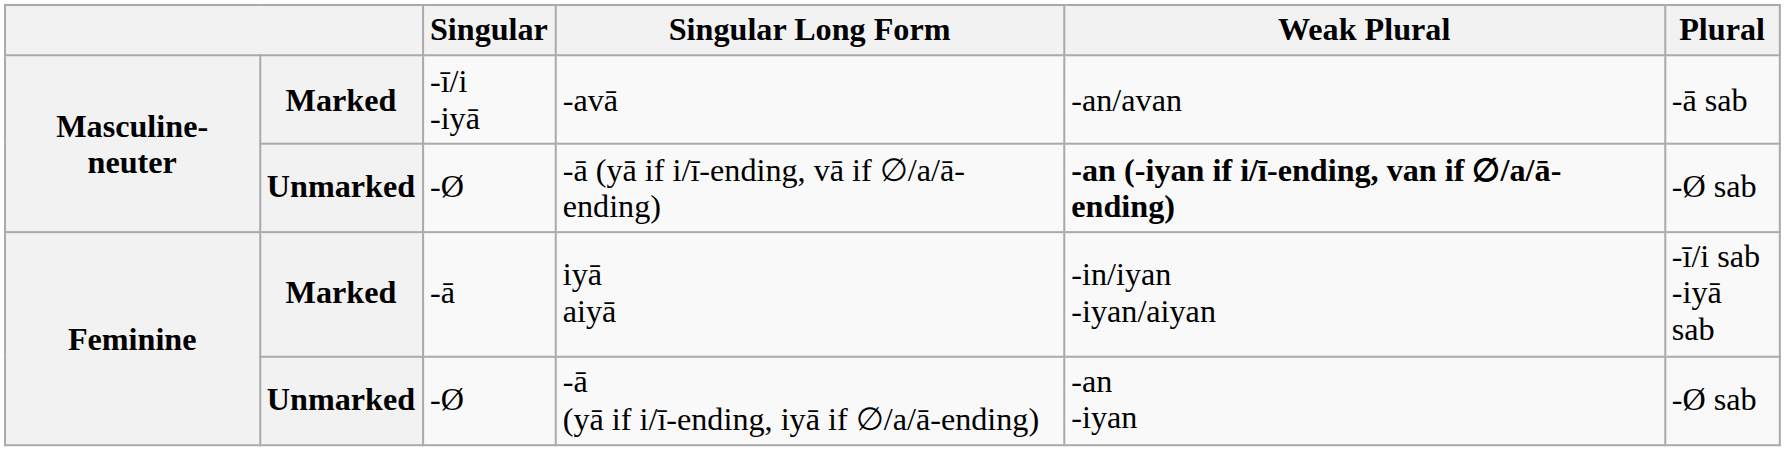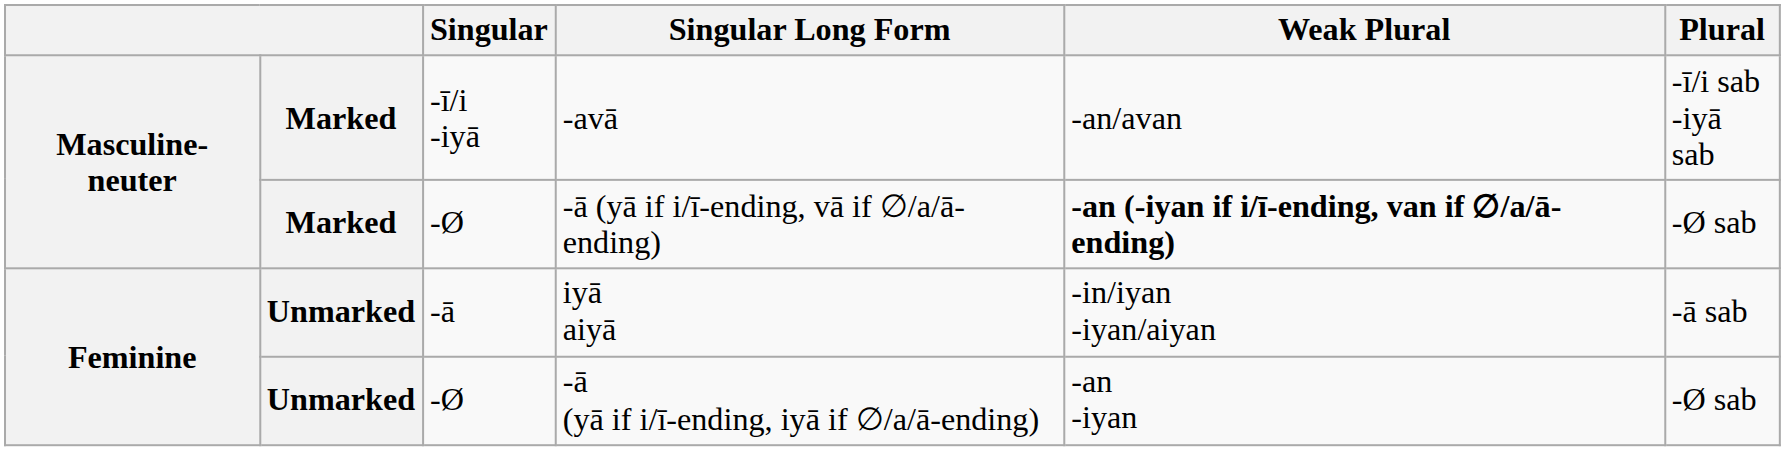(1710, 99) -ā sab -> (1716, 117) -ī/i sab -iyā sab
(341, 187) Unmarked -> (341, 223) Marked
(341, 293) Marked -> (341, 311) Unmarked
(1716, 293) -ī/i sab -iyā sab -> (1710, 311) -ā sab
